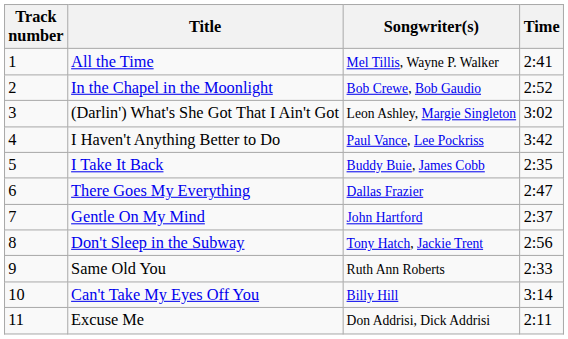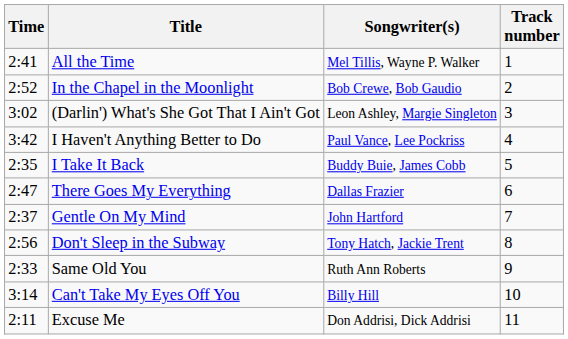columns swapped: (36, 26) <-> (542, 26)
